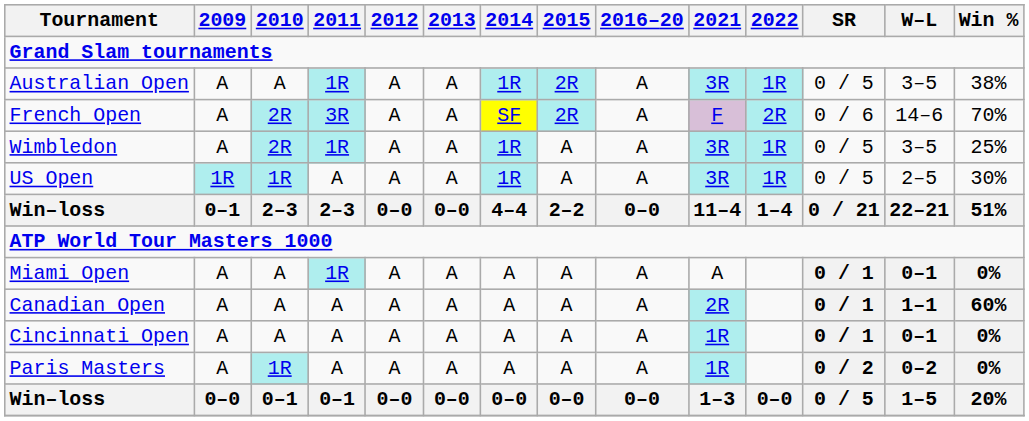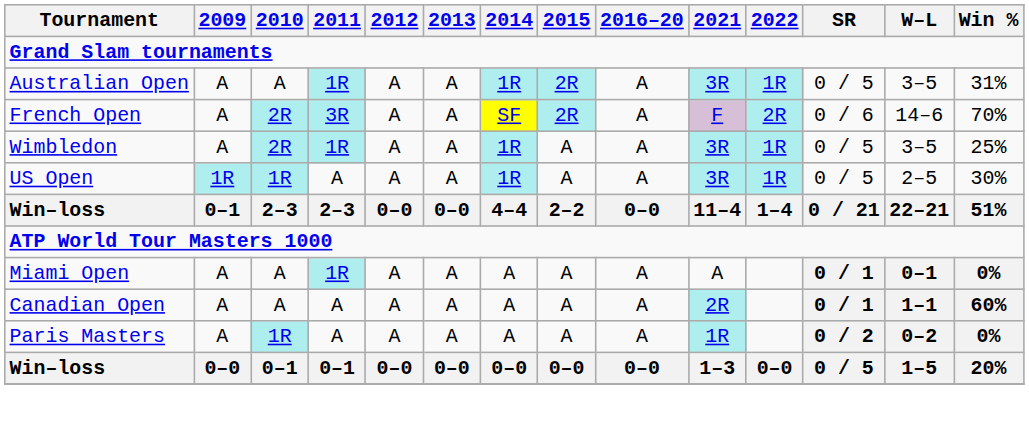(989, 84) 38% -> (989, 84) 31%
- row: (99, 337)
